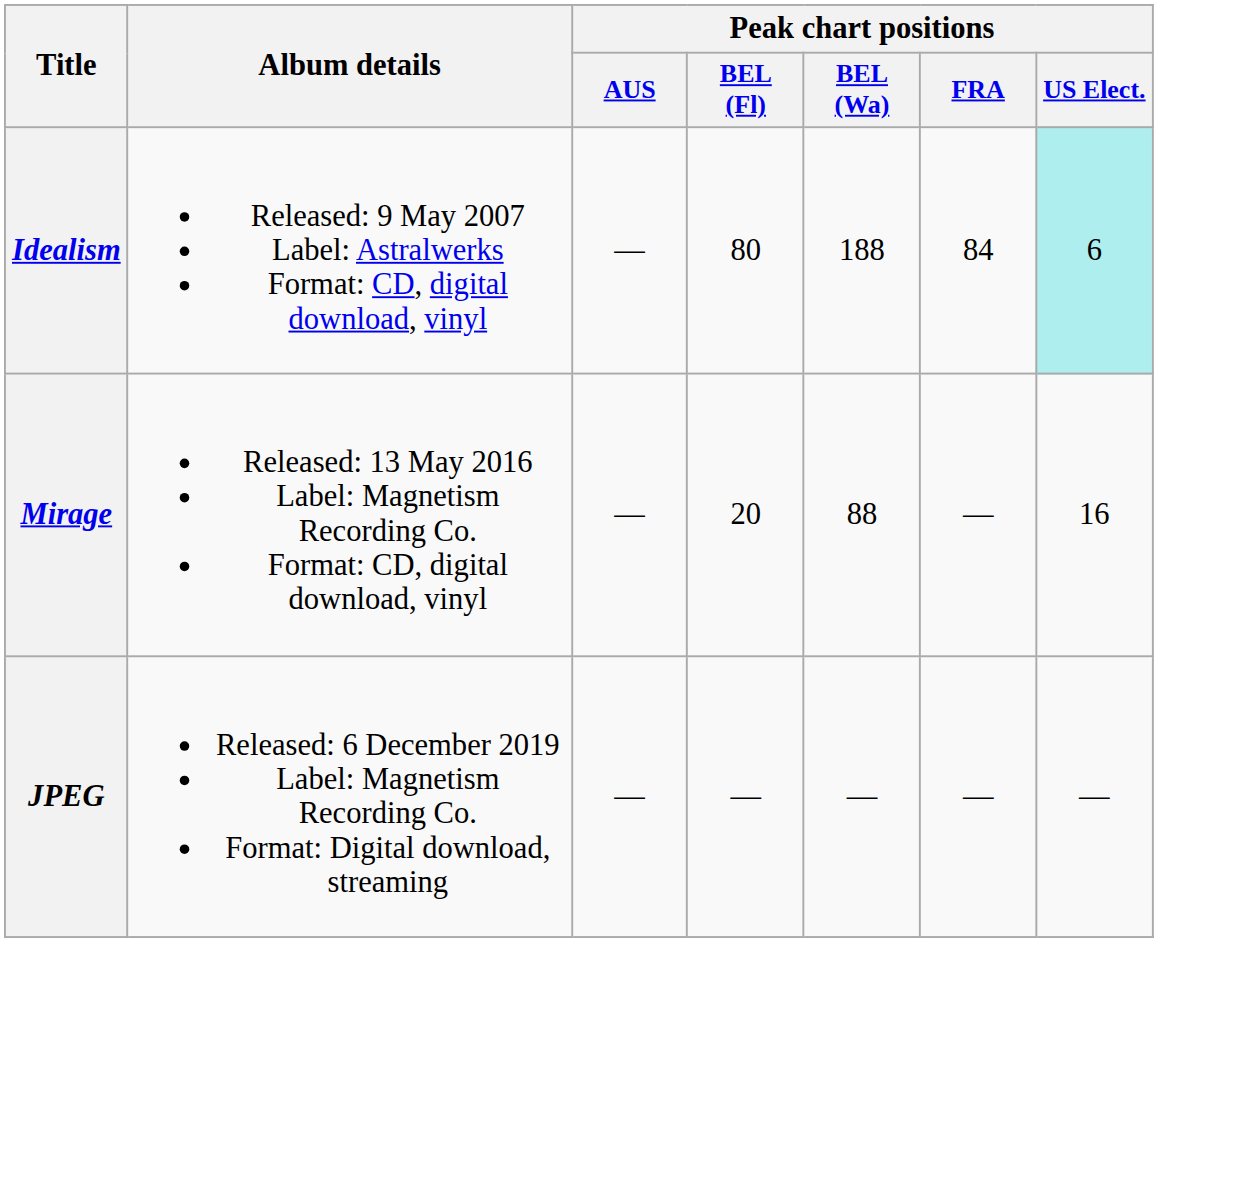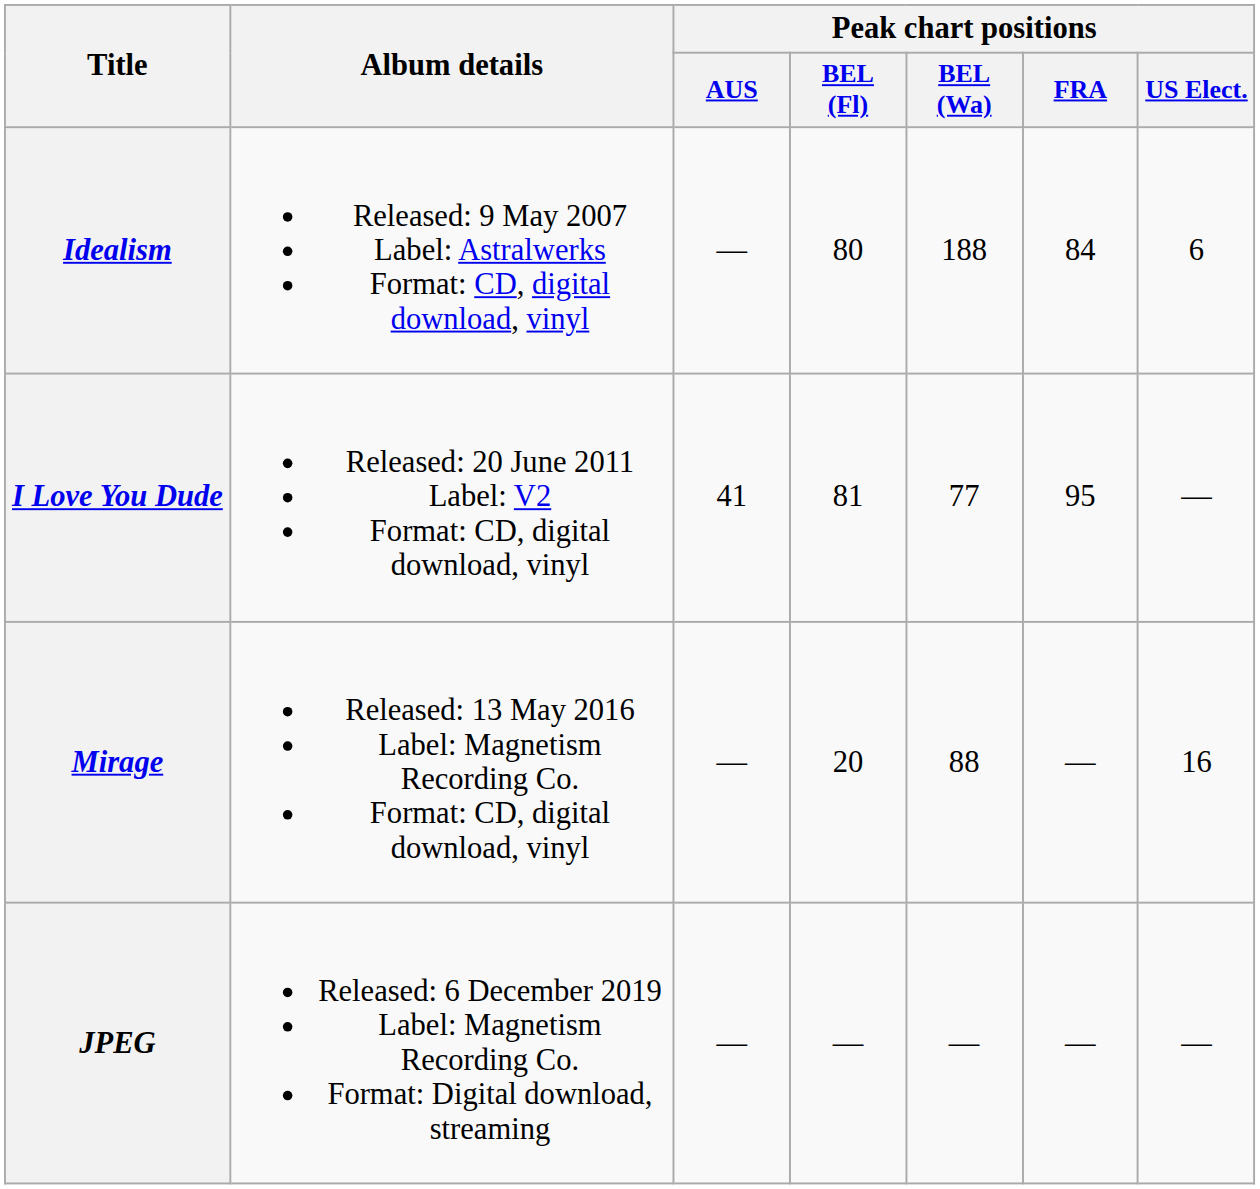(1094, 249) paleturquoise background -> (1196, 249) no background
+ row: (117, 497)
